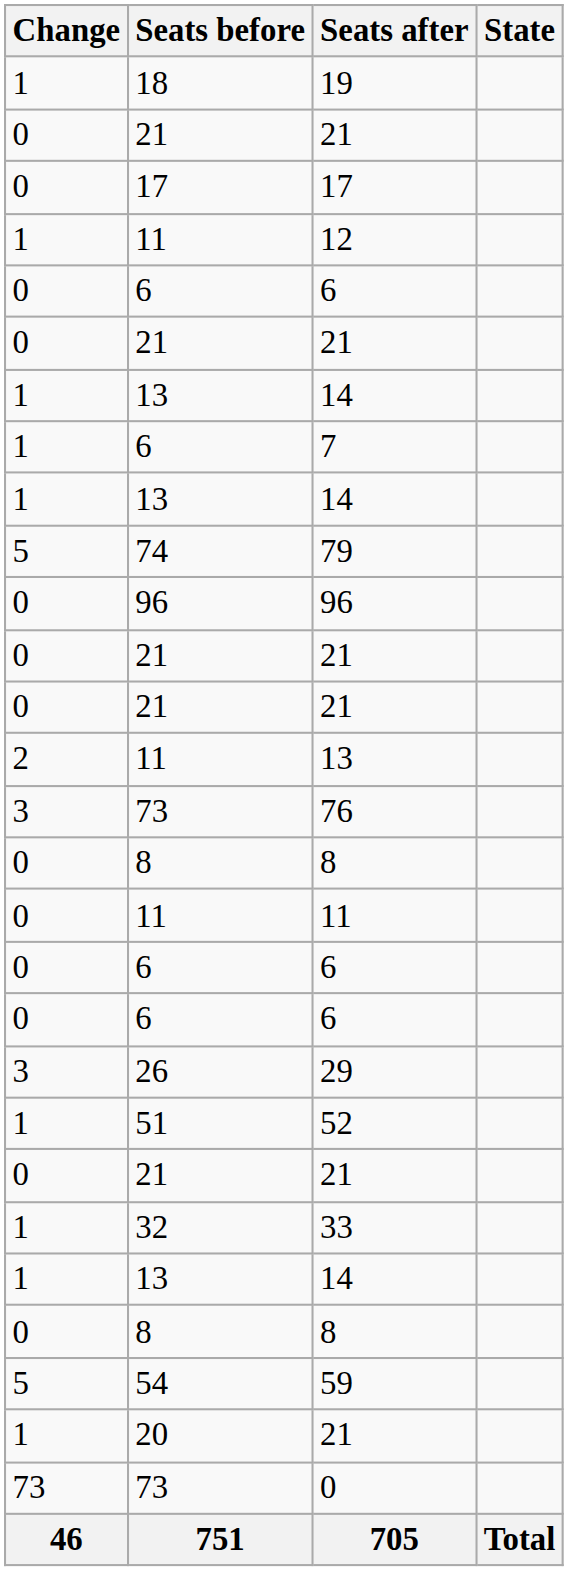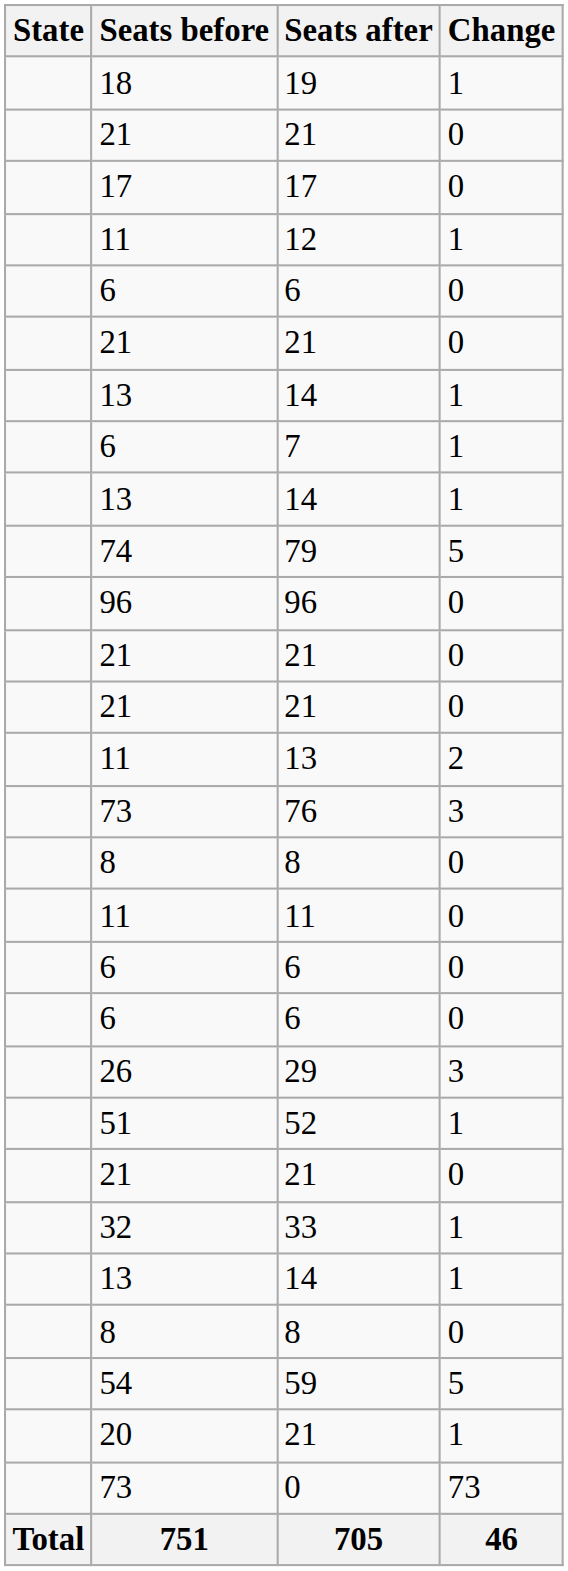columns swapped: (520, 30) <-> (66, 30)
